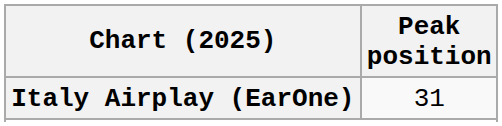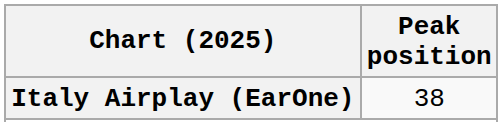(429, 99) 31 -> (429, 99) 38
